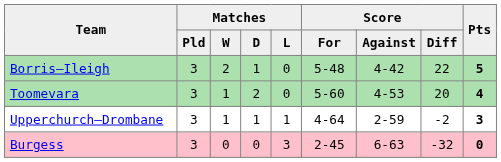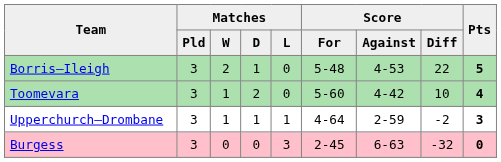(389, 68) 4-42 -> (389, 68) 4-53
(389, 94) 4-53 -> (389, 94) 4-42
(442, 94) 20 -> (442, 94) 10
